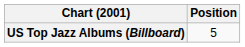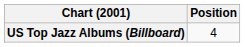(214, 32) 5 -> (214, 32) 4
